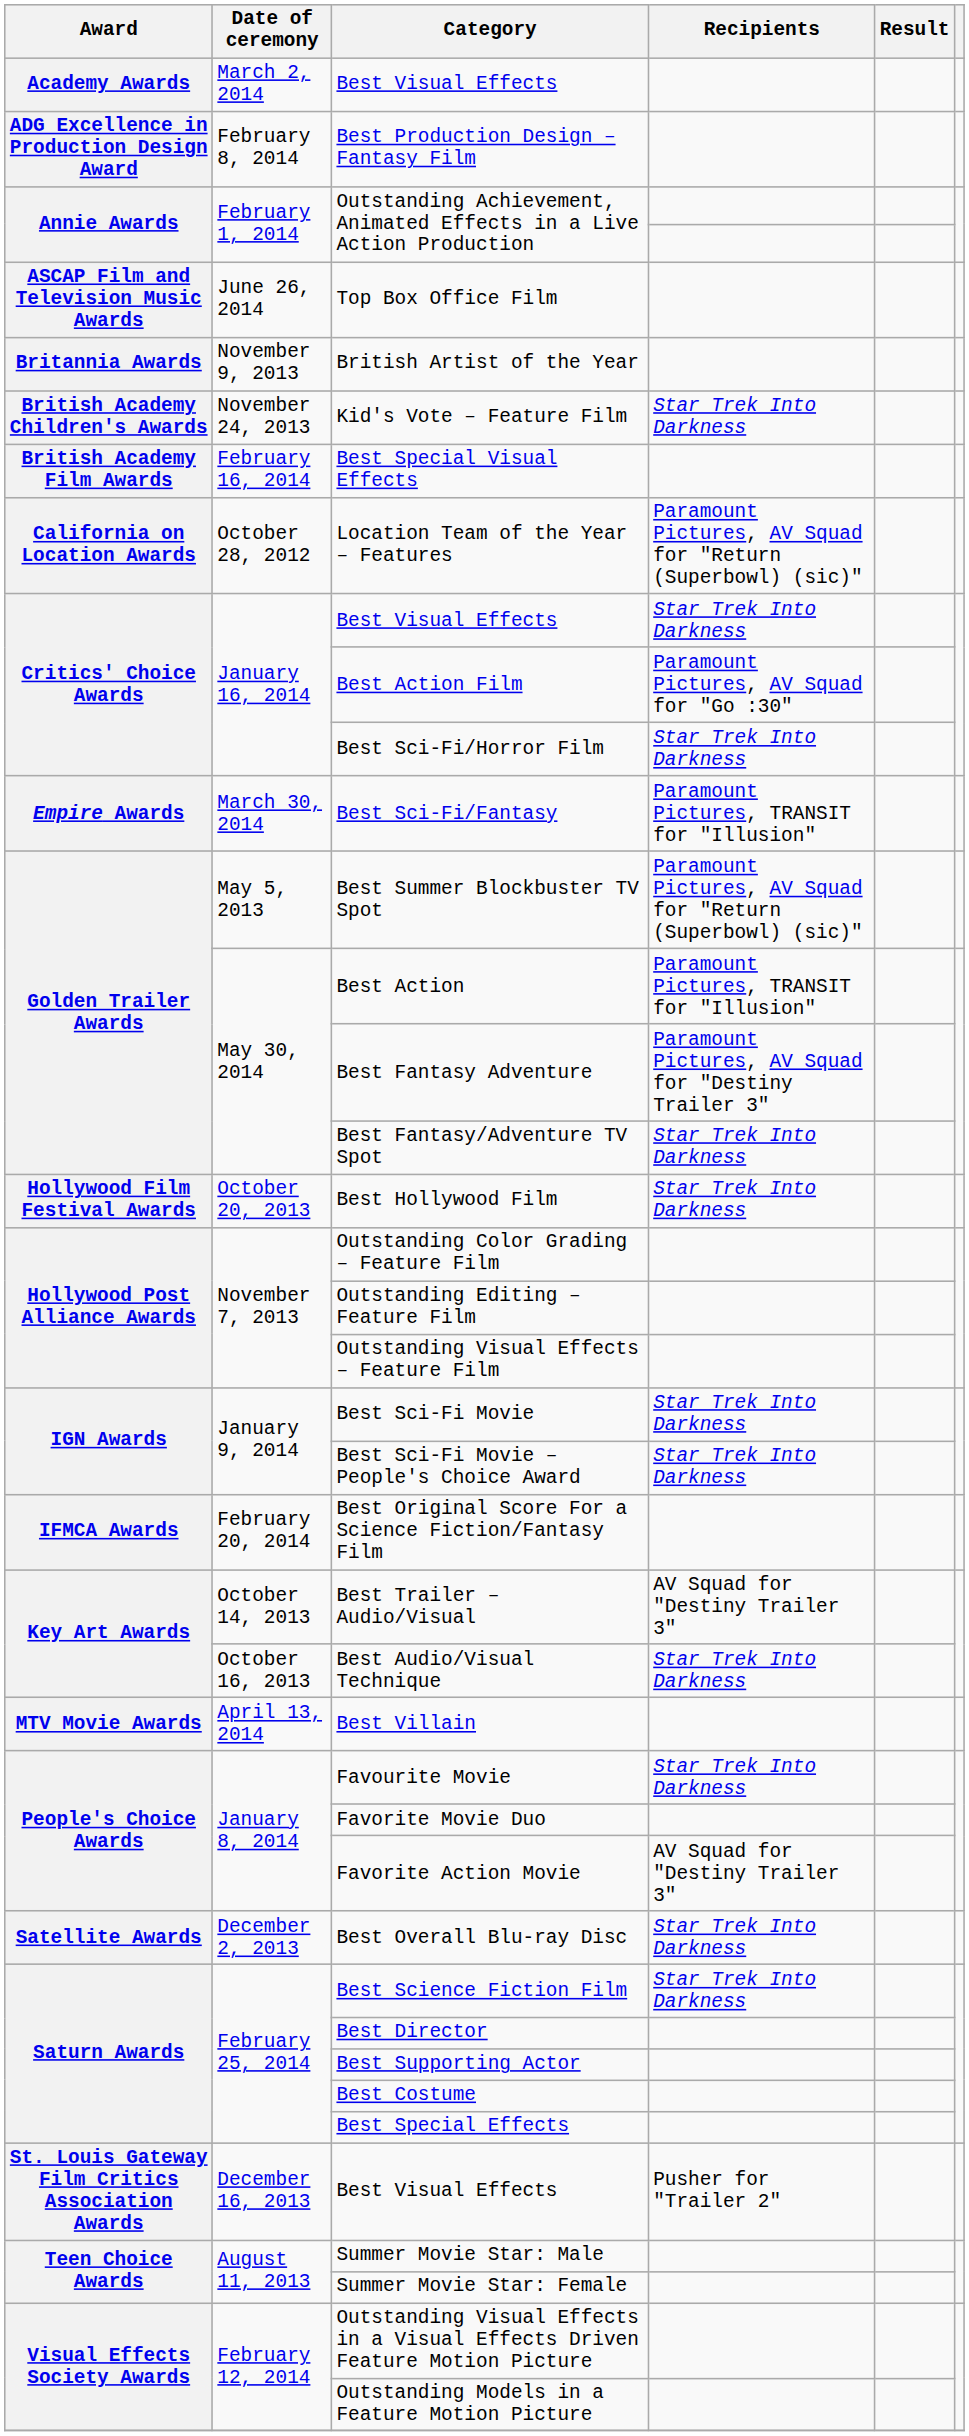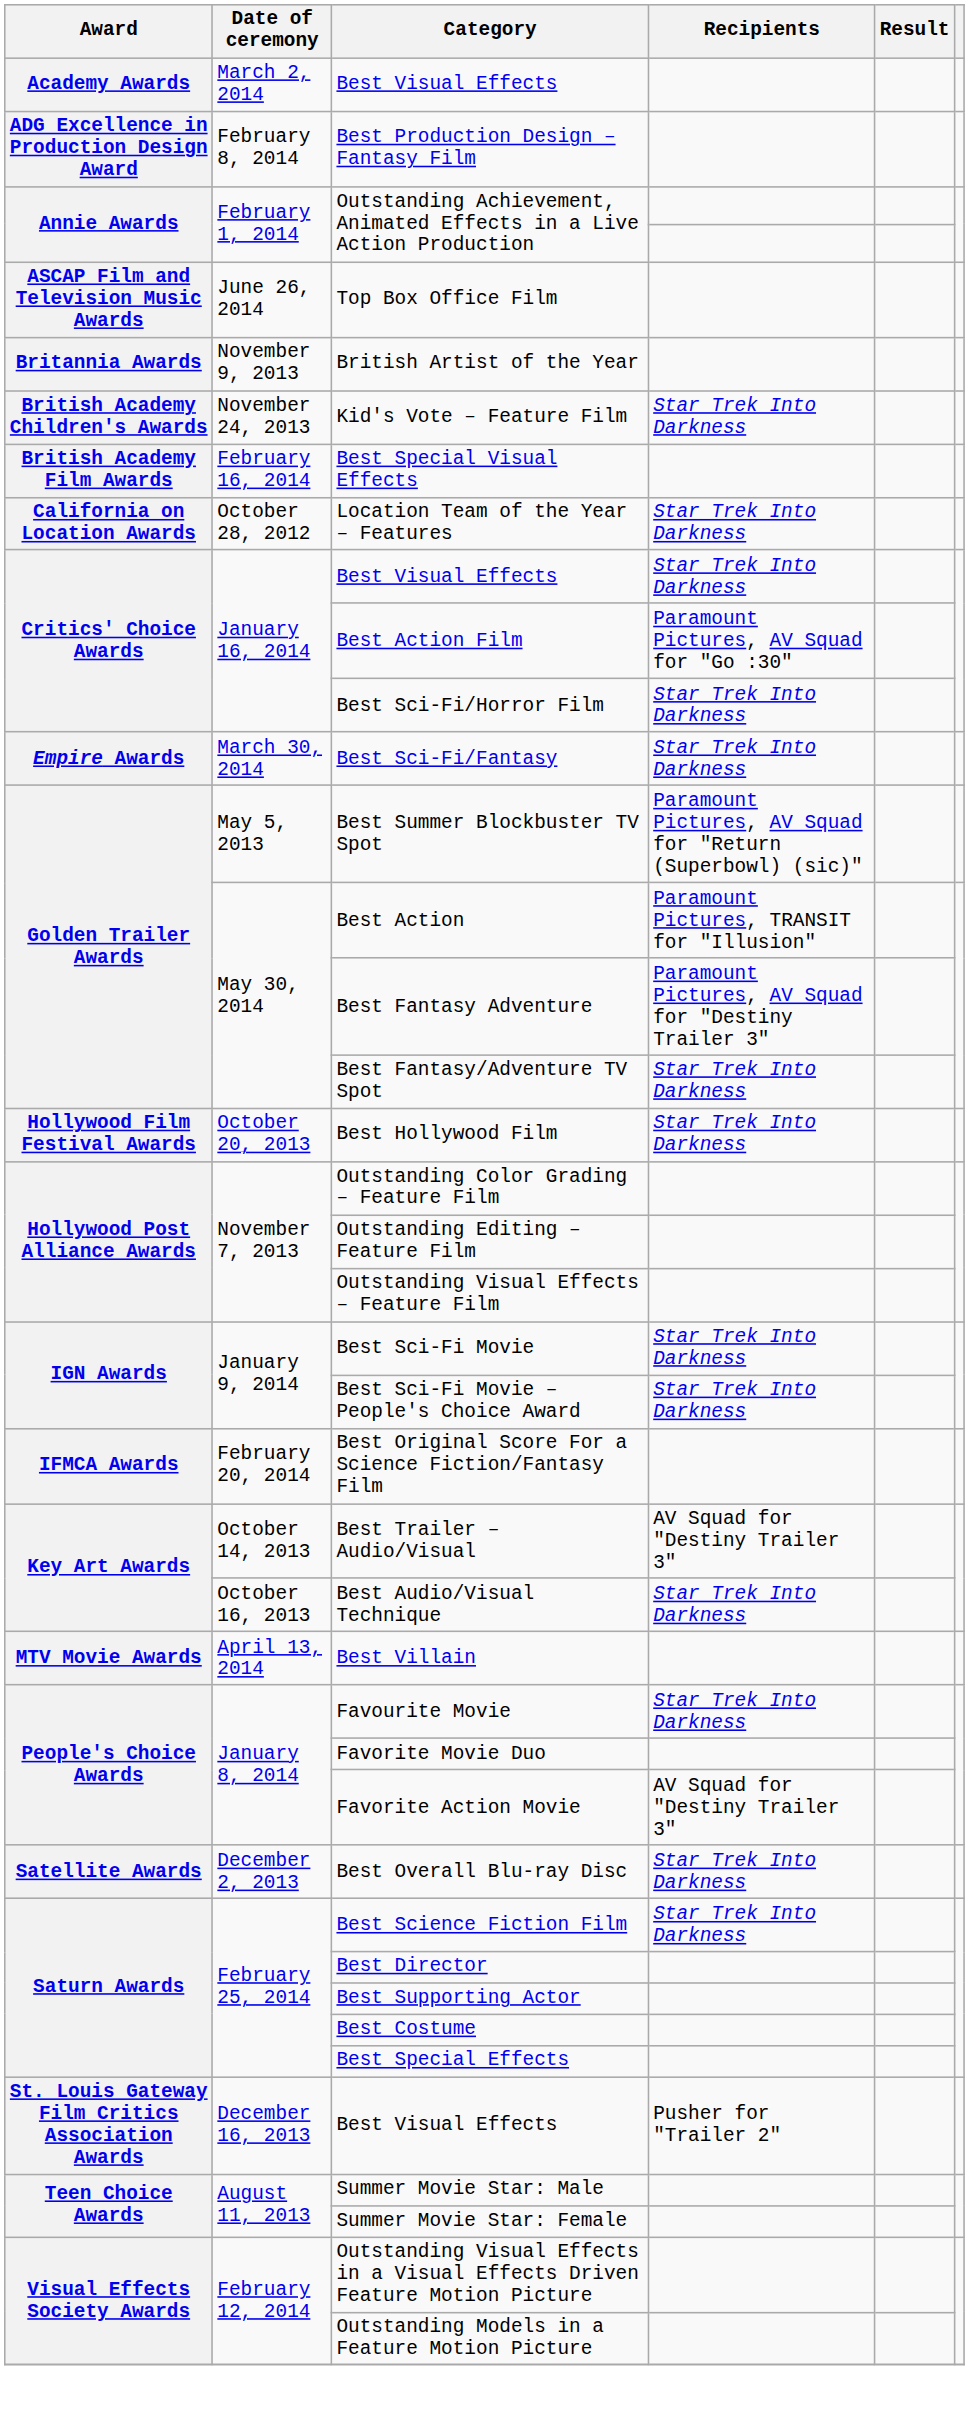(758, 546) Paramount Pictures, AV Squad for "Return (Superbowl) (sic)" -> (735, 524) Star Trek Into Darkness
(752, 814) Paramount Pictures, TRANSIT for "Illusion" -> (735, 759) Star Trek Into Darkness
